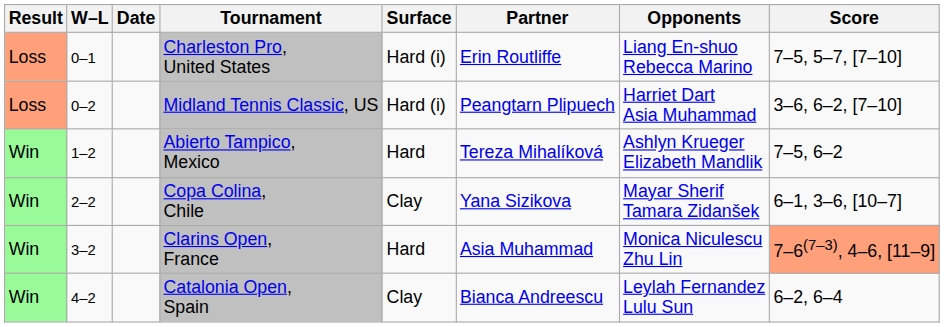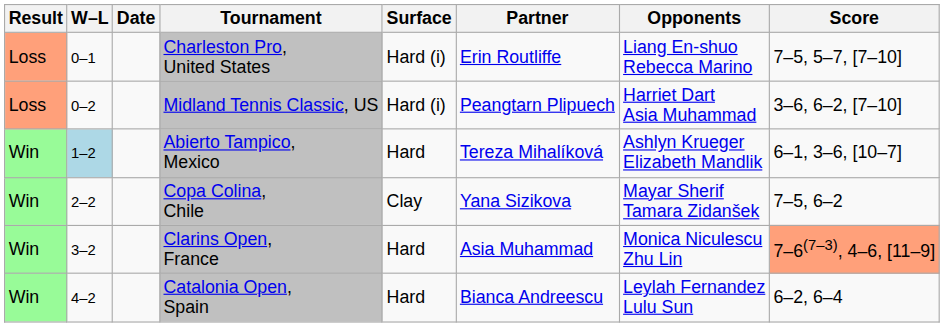(83, 154) no background -> (83, 154) lightblue background
(808, 153) 7–5, 6–2 -> (838, 153) 6–1, 3–6, [10–7]
(838, 201) 6–1, 3–6, [10–7] -> (808, 201) 7–5, 6–2
(404, 297) Clay -> (406, 297) Hard
